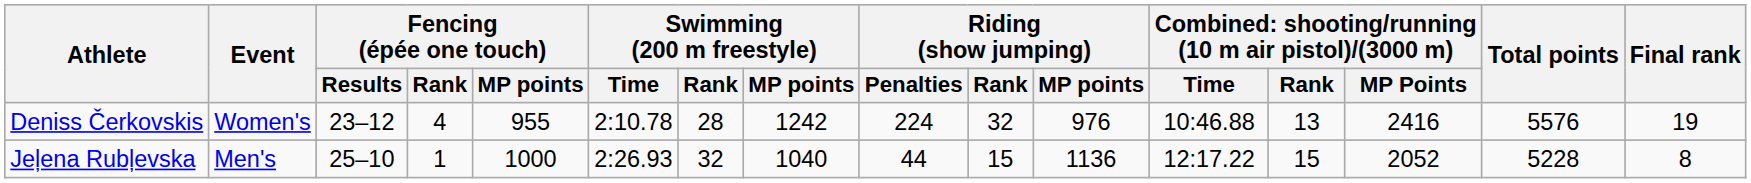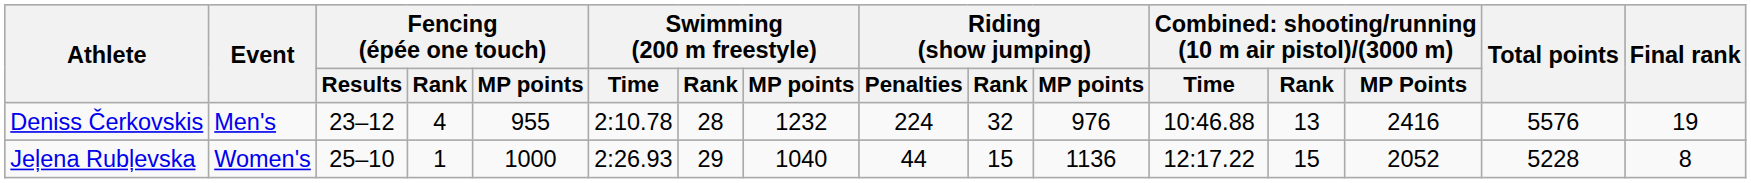(263, 122) Women's -> (245, 122) Men's
(801, 122) 1242 -> (801, 122) 1232
(245, 159) Men's -> (263, 159) Women's
(711, 159) 32 -> (711, 159) 29
